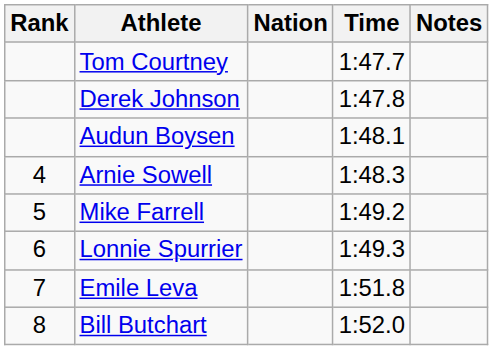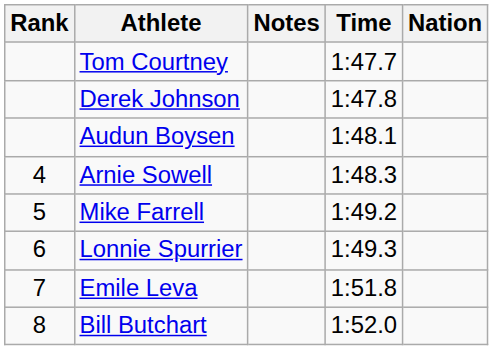columns swapped: (291, 23) <-> (449, 23)
